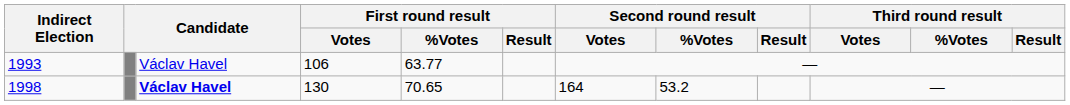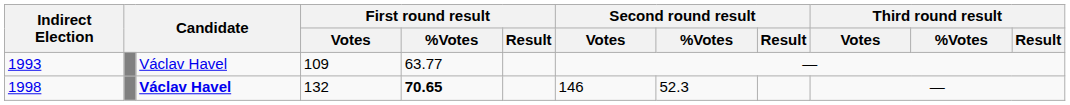(316, 64) 106 -> (316, 64) 109
(316, 87) 130 -> (316, 87) 132
(424, 87) normal -> (424, 87) bold
(571, 87) 164 -> (571, 87) 146
(674, 87) 53.2 -> (674, 87) 52.3
